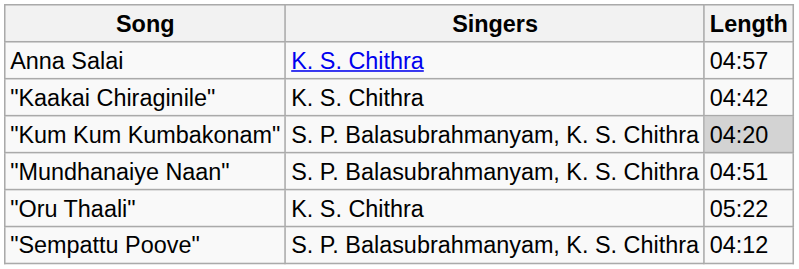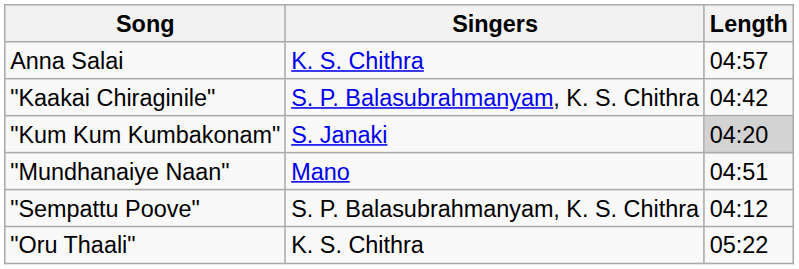(357, 98) K. S. Chithra -> (495, 98) S. P. Balasubrahmanyam, K. S. Chithra
(495, 135) S. P. Balasubrahmanyam, K. S. Chithra -> (339, 135) S. Janaki
(495, 172) S. P. Balasubrahmanyam, K. S. Chithra -> (320, 172) Mano
rows swapped: (73, 209) <-> (105, 246)
